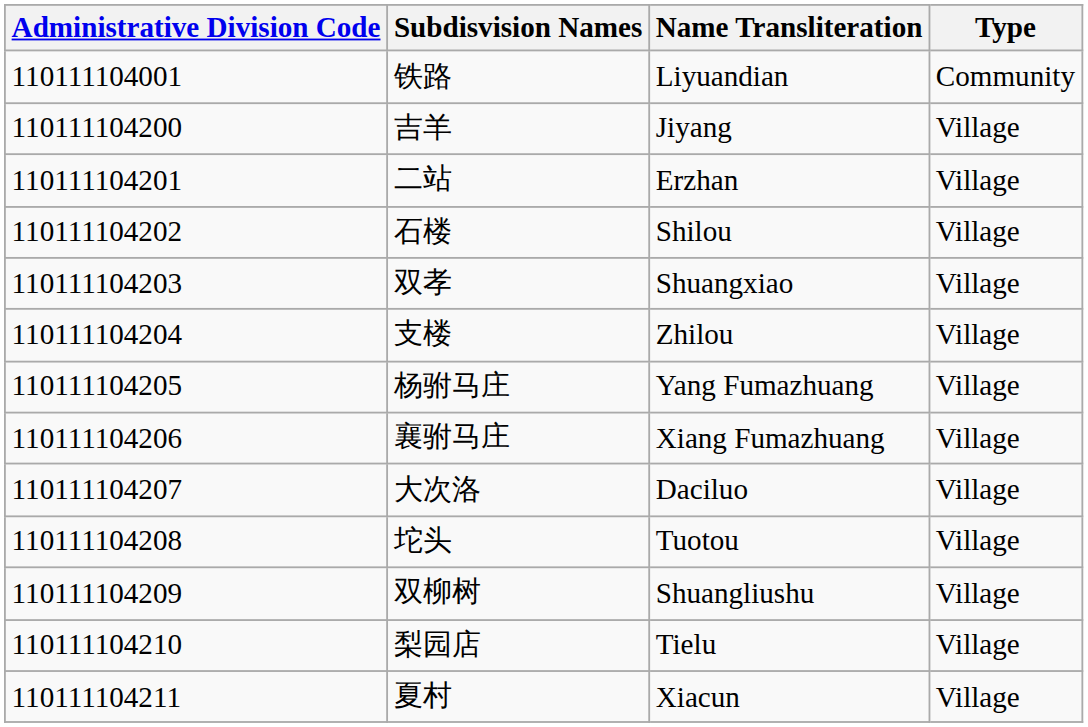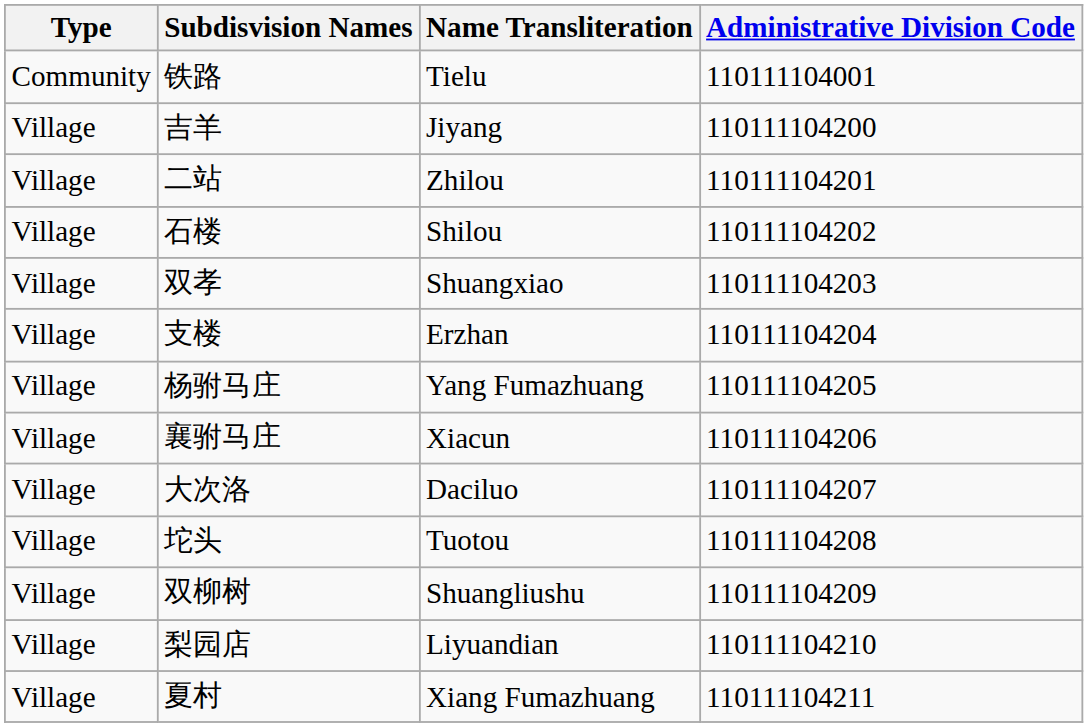columns swapped: (196, 27) <-> (1005, 27)
(722, 76) Liyuandian -> (456, 76) Tielu
(697, 179) Erzhan -> (465, 179) Zhilou
(695, 334) Zhilou -> (467, 334) Erzhan
(770, 438) Xiang Fumazhuang -> (468, 438) Xiacun
(686, 644) Tielu -> (492, 644) Liyuandian
(698, 696) Xiacun -> (540, 696) Xiang Fumazhuang
